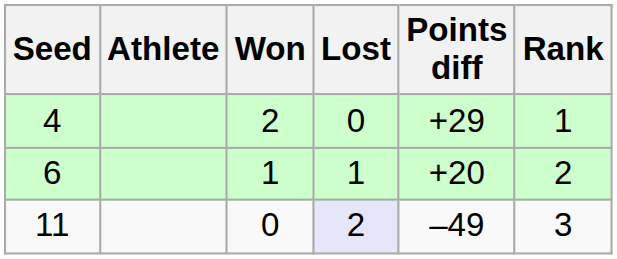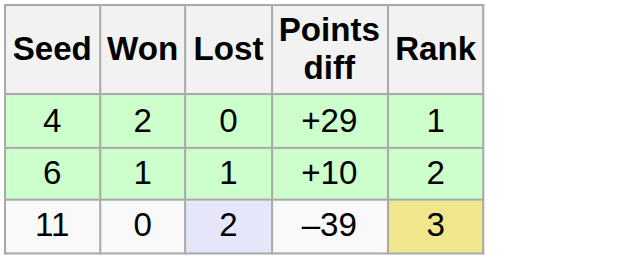- column: (163, 49)
(457, 173) +20 -> (329, 173) +10
(457, 225) –49 -> (329, 225) –39
(563, 225) no background -> (436, 225) khaki background
